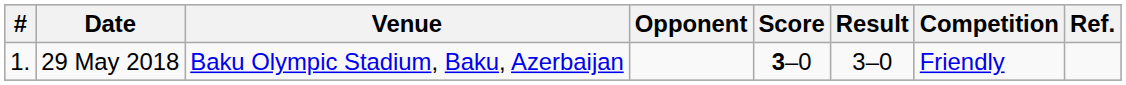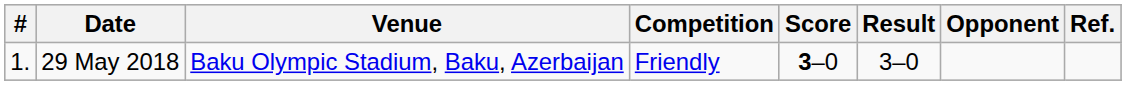columns swapped: (691, 24) <-> (989, 24)
